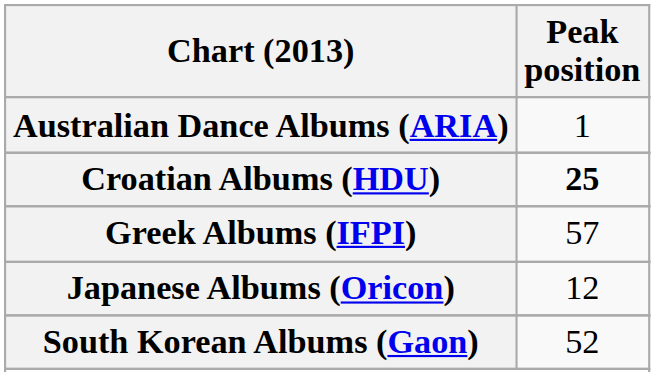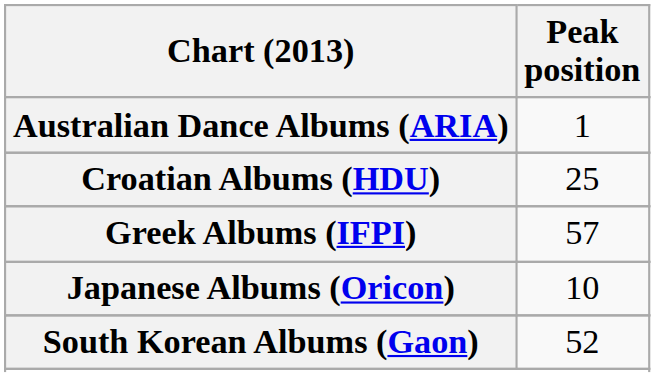(582, 178) bold -> (582, 178) normal
(582, 287) 12 -> (582, 287) 10
